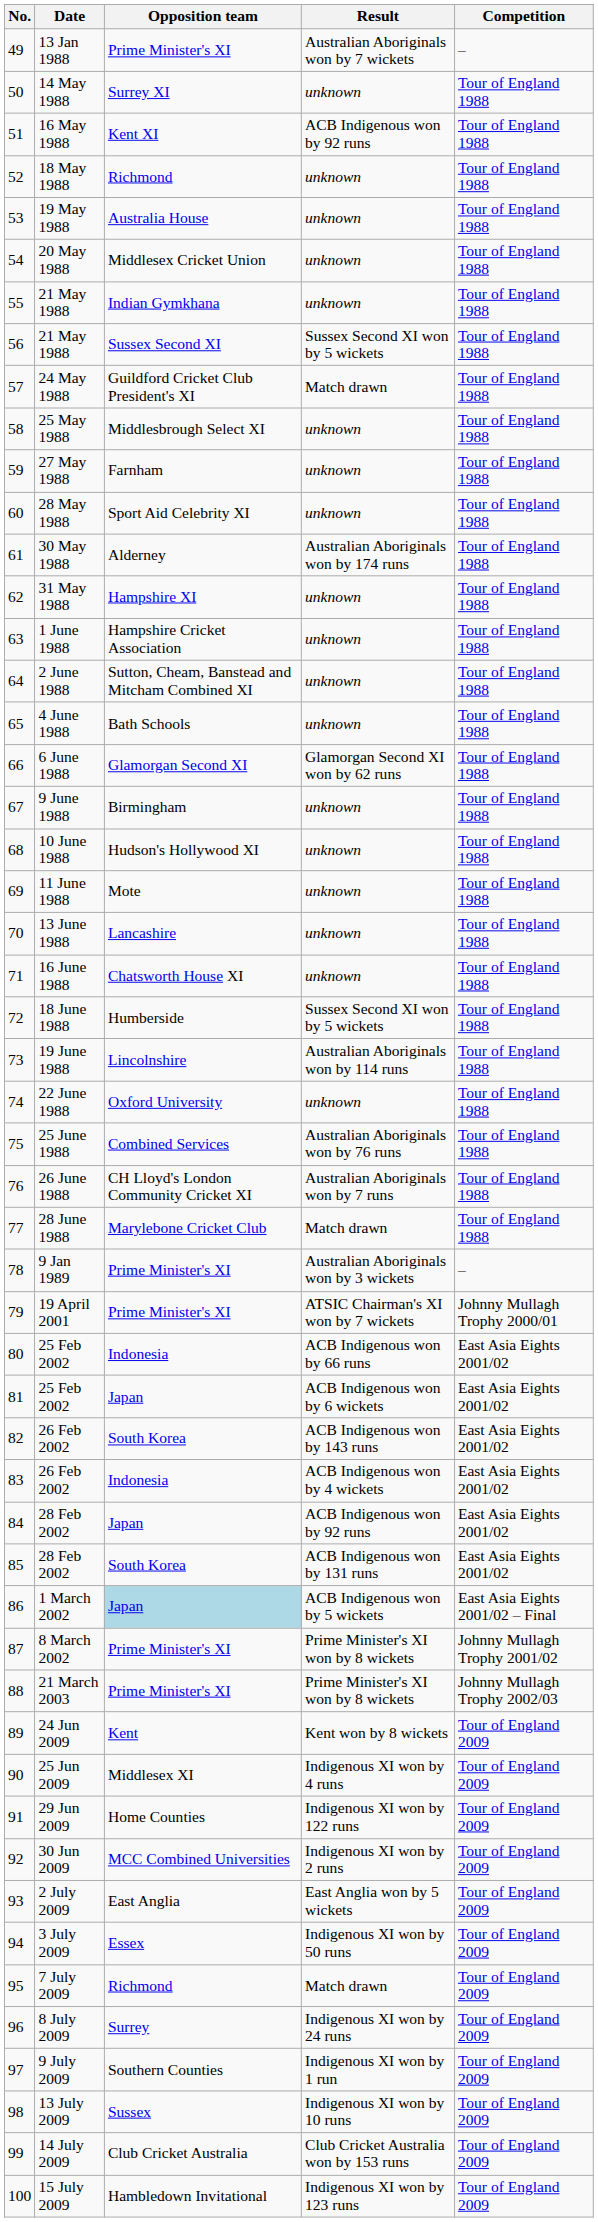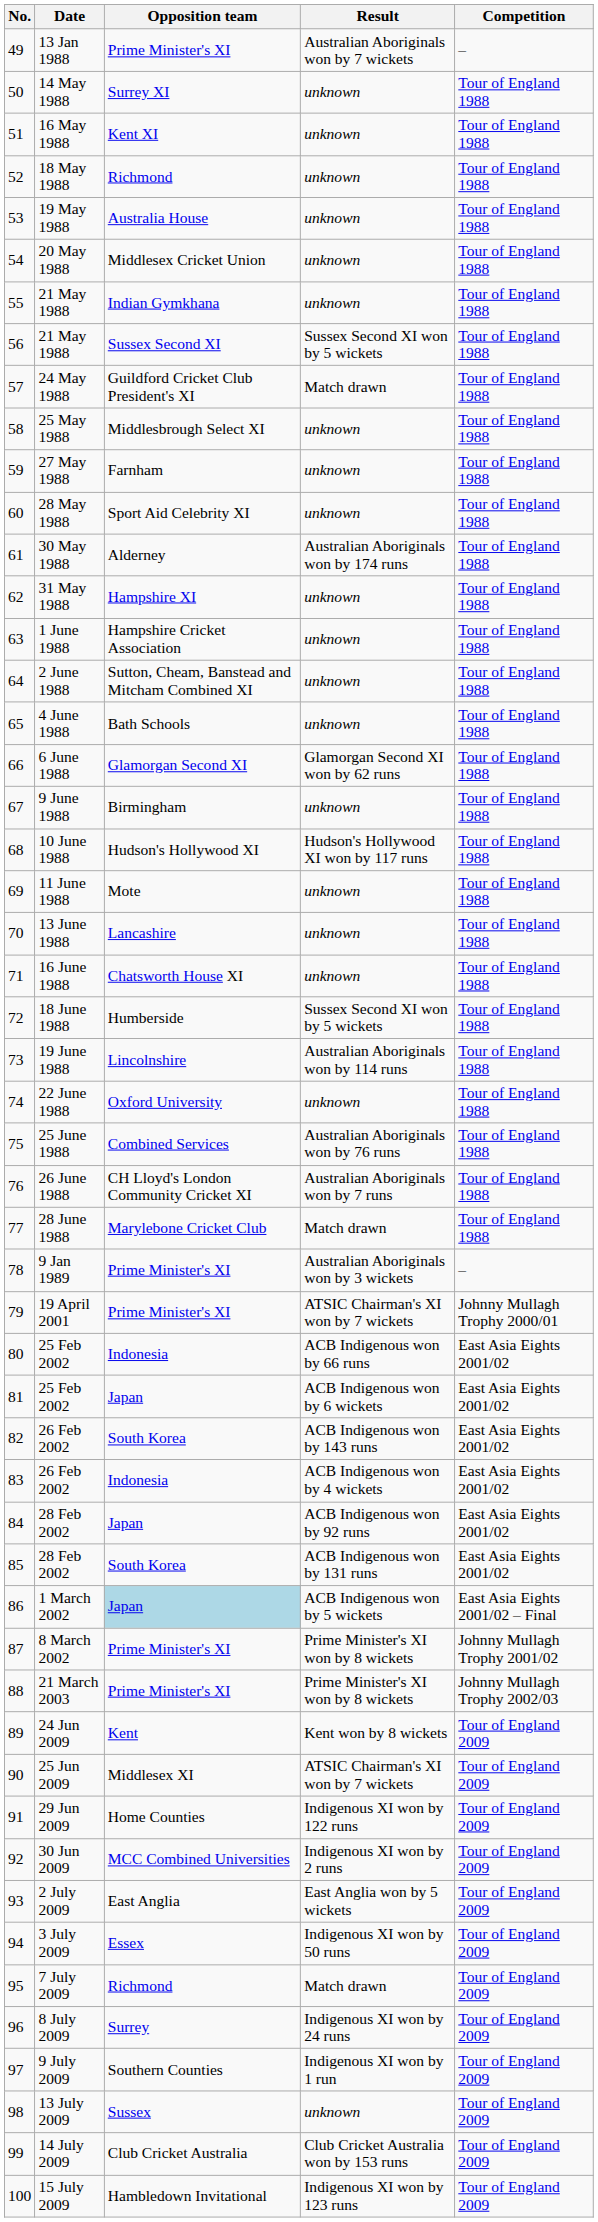(373, 134) ACB Indigenous won by 92 runs -> (332, 134) unknown
(333, 849) unknown -> (370, 849) Hudson's Hollywood XI won by 117 runs
(375, 1775) Indigenous XI won by 4 runs -> (373, 1775) ATSIC Chairman's XI won by 7 wickets
(375, 2111) Indigenous XI won by 10 runs -> (332, 2111) unknown
